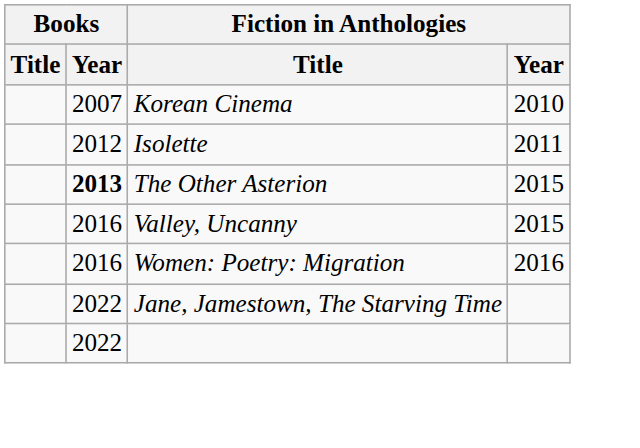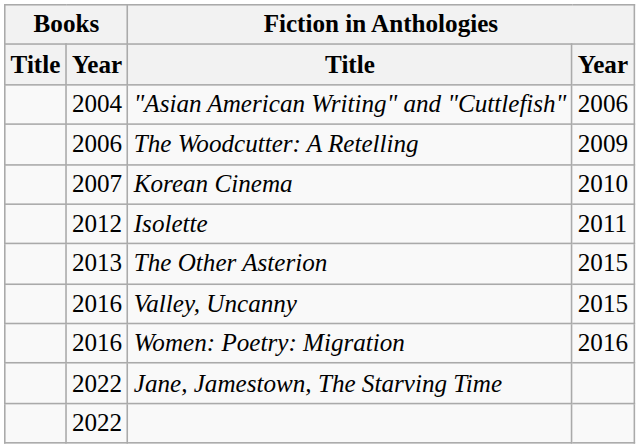+ row: (350, 104)
+ row: (276, 143)
(97, 183) bold -> (97, 263) normal
